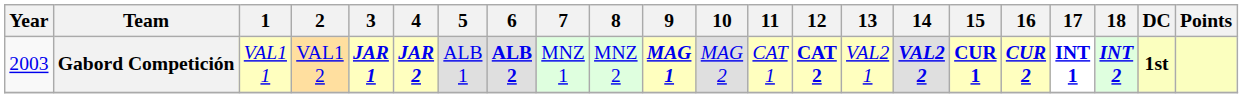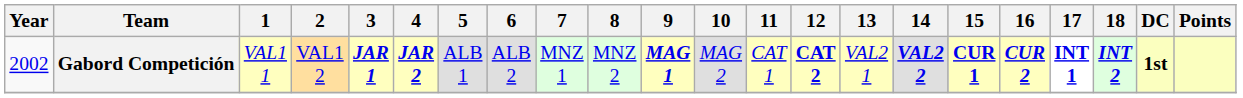(29, 64) 2003 -> (29, 64) 2002
(512, 64) bold -> (511, 64) normal
